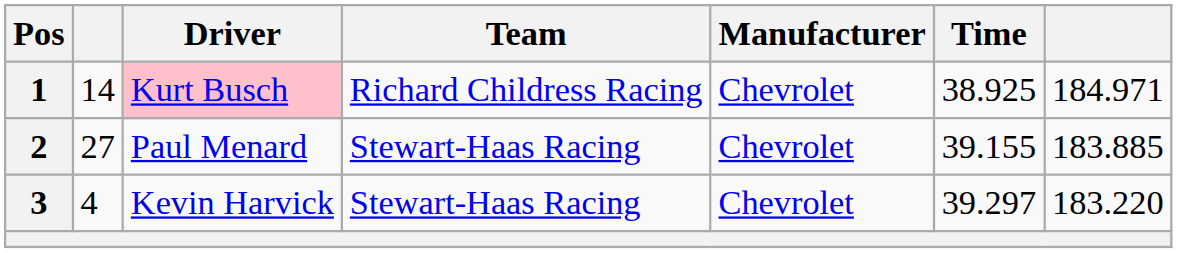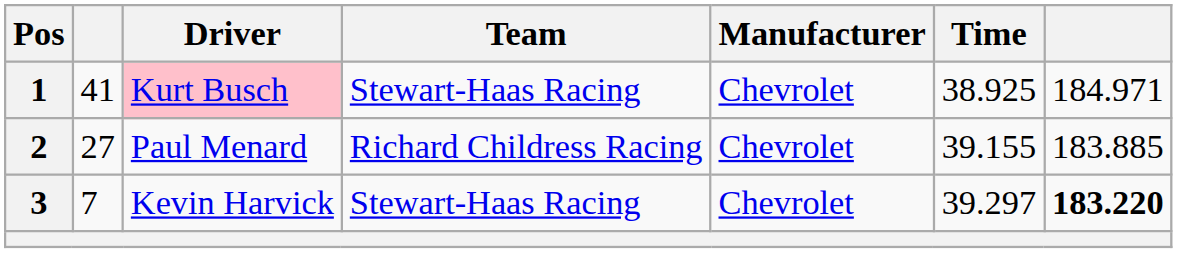(98, 89) 14 -> (98, 89) 41
(526, 89) Richard Childress Racing -> (495, 89) Stewart-Haas Racing
(495, 146) Stewart-Haas Racing -> (526, 146) Richard Childress Racing
(89, 202) 4 -> (89, 202) 7
(1108, 202) normal -> (1108, 202) bold
